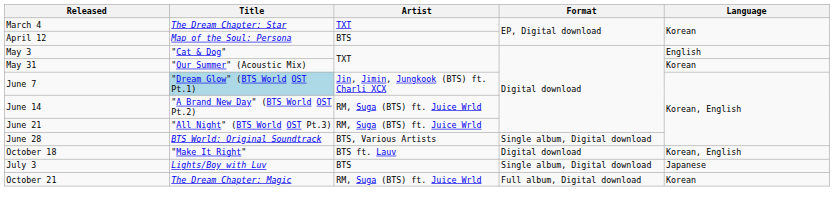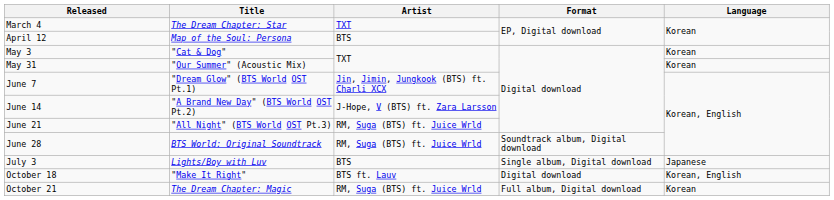(684, 52) English -> (681, 52) Korean
(239, 84) lightblue background -> (239, 84) no background
(409, 107) RM, Suga (BTS) ft. Juice Wrld -> (416, 107) J-Hope, V (BTS) ft. Zara Larsson
(386, 139) BTS, Various Artists -> (409, 144) RM, Suga (BTS) ft. Juice Wrld
(576, 139) Single album, Digital download -> (564, 144) Soundtrack album, Digital download
rows swapped: (21, 166) <-> (31, 152)
